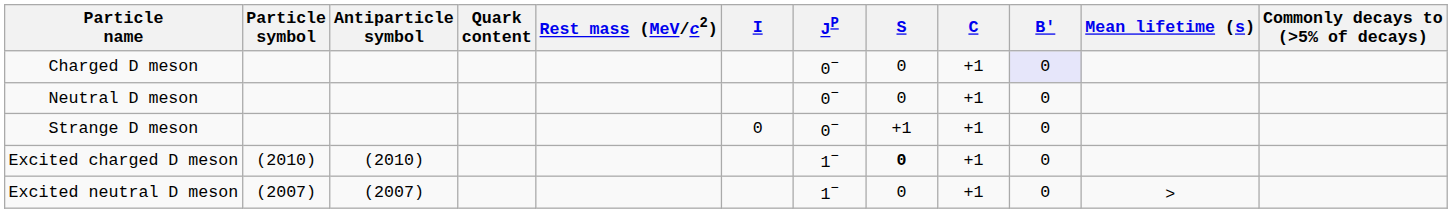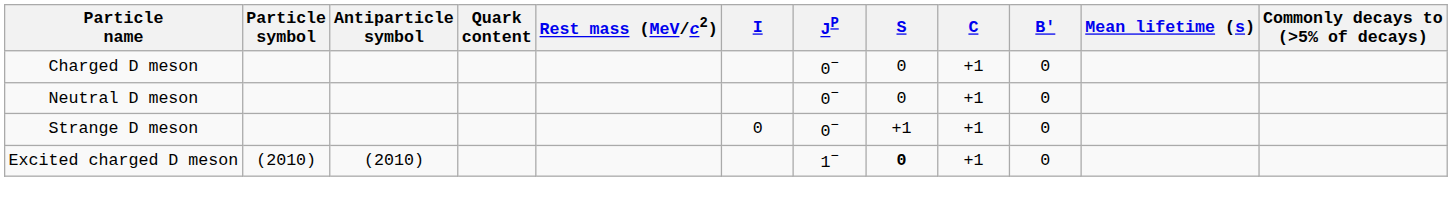(1045, 67) lavender background -> (1045, 67) no background
- row: (123, 192)
